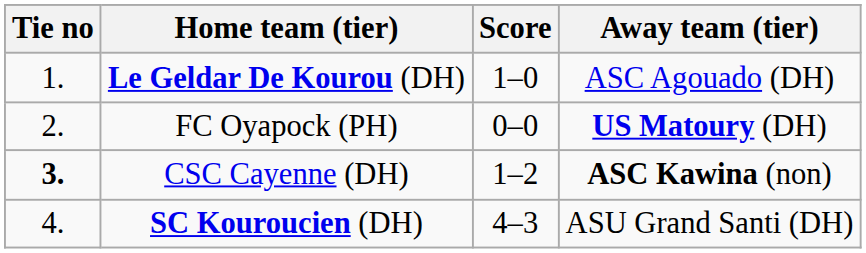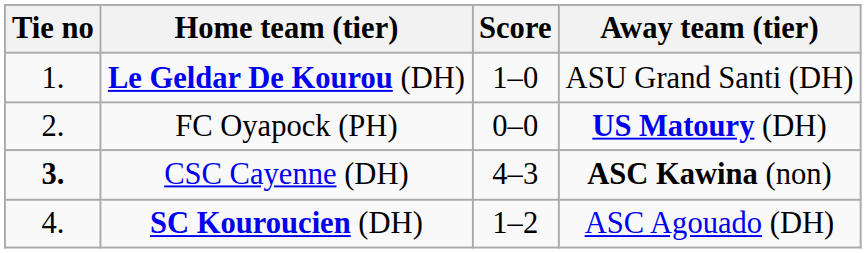(709, 77) ASC Agouado (DH) -> (709, 77) ASU Grand Santi (DH)
(515, 174) 1–2 -> (515, 174) 4–3
(515, 222) 4–3 -> (515, 222) 1–2
(709, 222) ASU Grand Santi (DH) -> (709, 222) ASC Agouado (DH)
